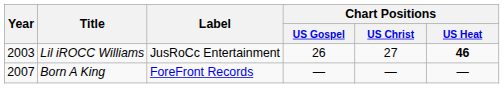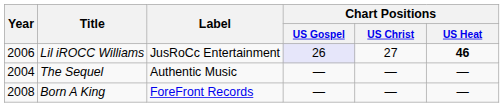(21, 53) 2003 -> (21, 53) 2006
(319, 53) no background -> (319, 53) lavender background
+ row: (72, 72)
(21, 72) 2007 -> (21, 92) 2008
